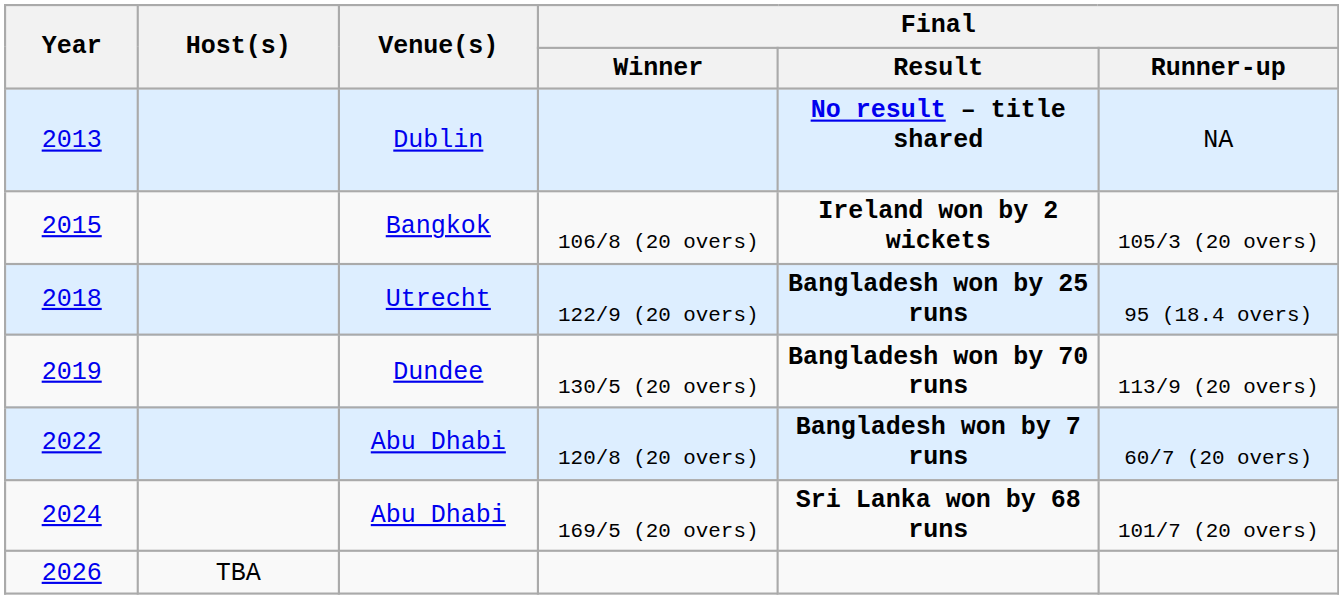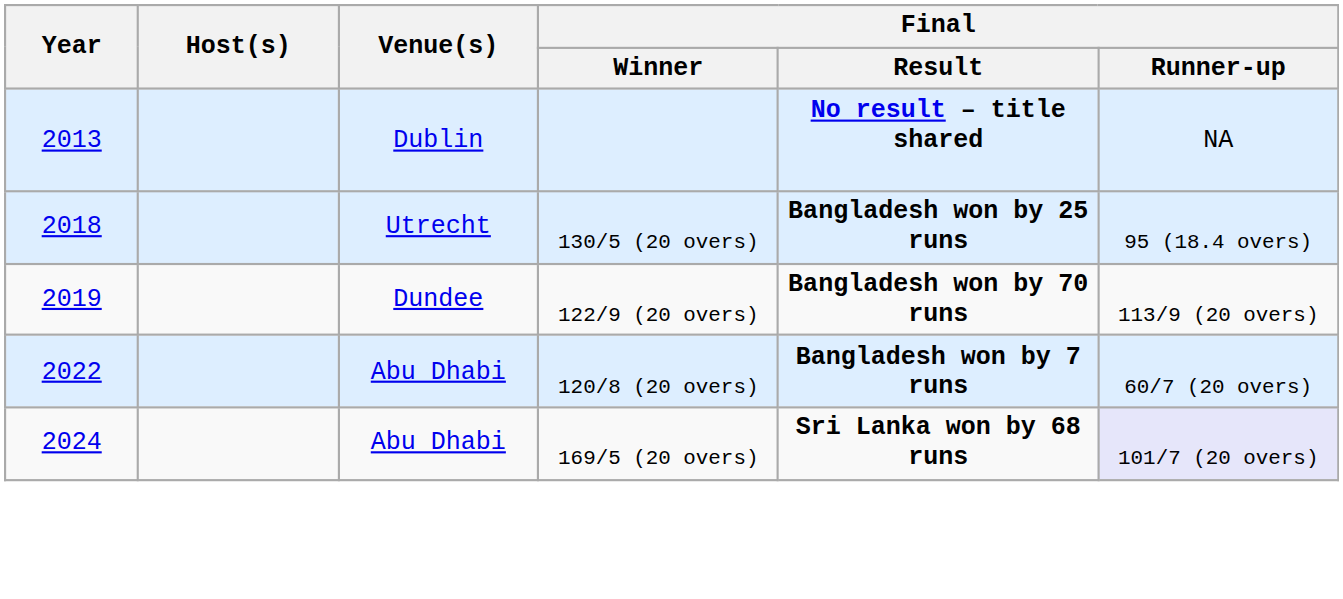- row: (72, 227)
(658, 315) 122/9 (20 overs) -> (658, 243) 130/5 (20 overs)
(658, 387) 130/5 (20 overs) -> (658, 315) 122/9 (20 overs)
(1218, 531) no background -> (1218, 459) lavender background
- row: (72, 572)
